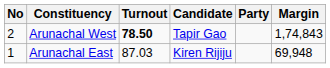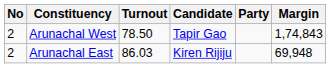(137, 33) bold -> (137, 33) normal
(11, 53) 1 -> (11, 53) 2
(137, 53) 87.03 -> (137, 53) 86.03
